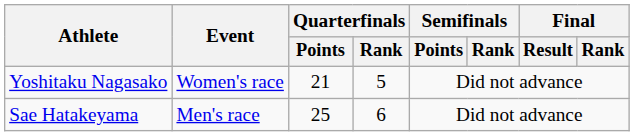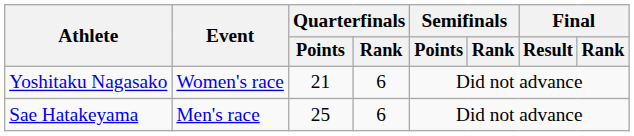(381, 82) 5 -> (381, 82) 6
